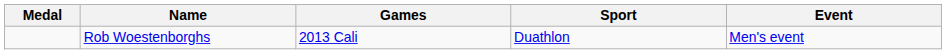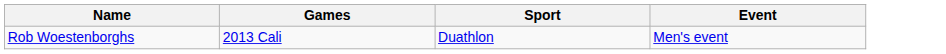- column: (42, 15)
